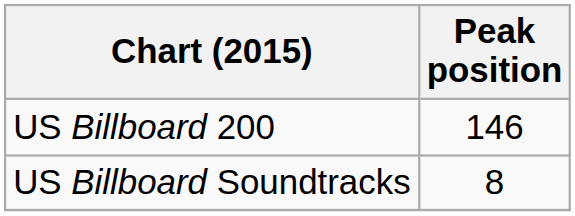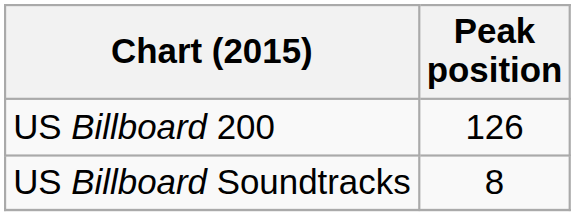(494, 126) 146 -> (494, 126) 126
